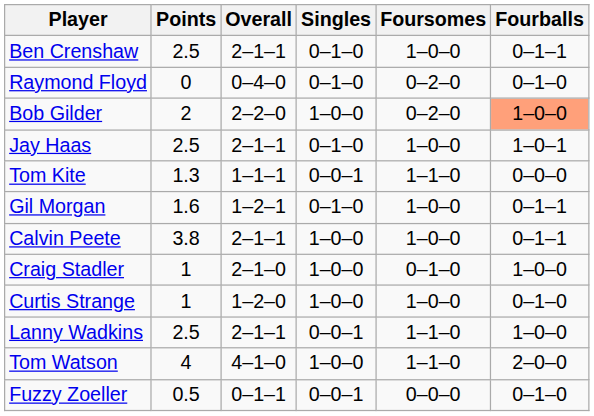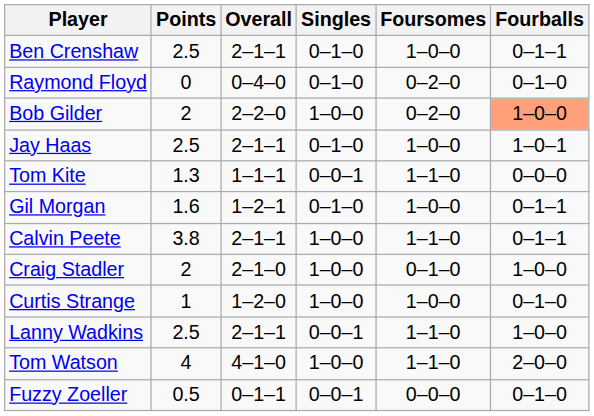(433, 238) 1–0–0 -> (433, 238) 1–1–0
(186, 269) 1 -> (186, 269) 2
